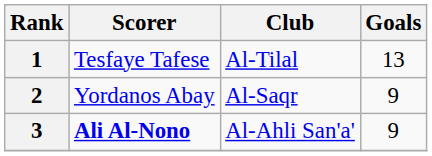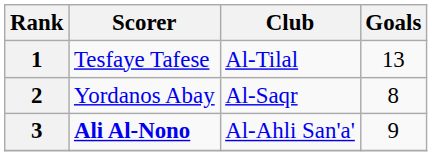(393, 95) 9 -> (393, 95) 8
